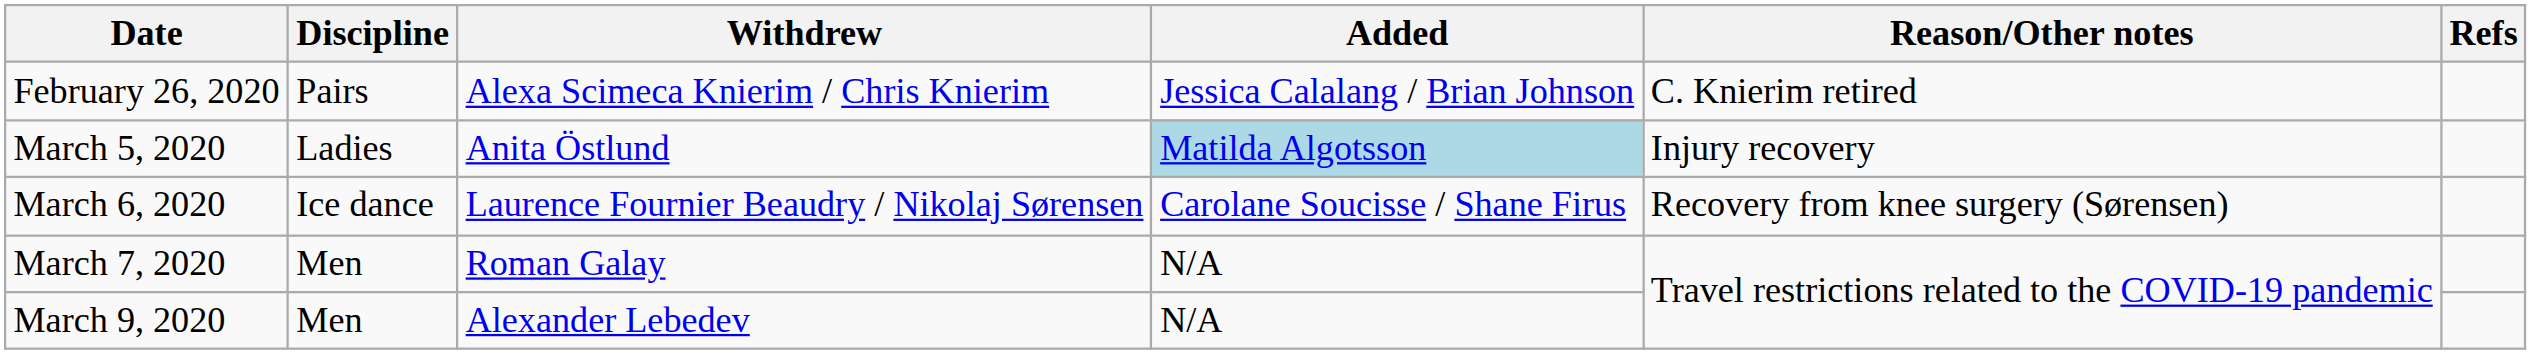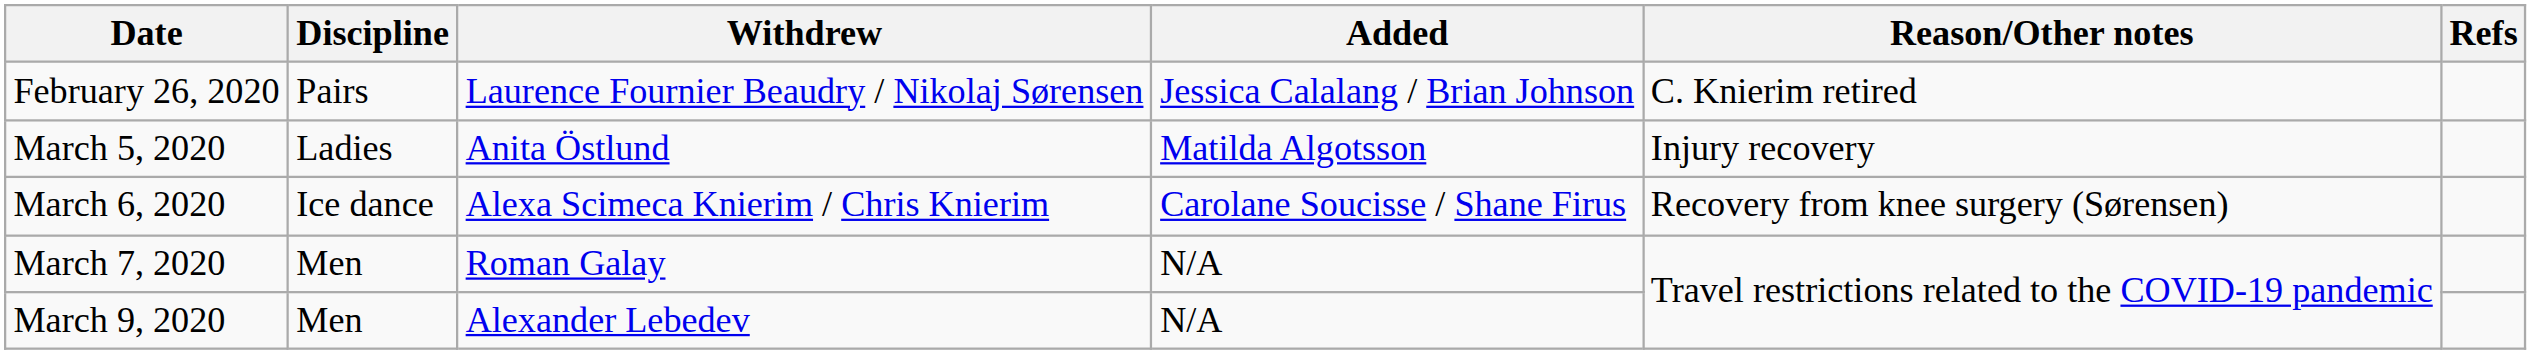(757, 90) Alexa Scimeca Knierim / Chris Knierim -> (805, 90) Laurence Fournier Beaudry / Nikolaj Sørensen
(1293, 147) lightblue background -> (1293, 147) no background
(805, 205) Laurence Fournier Beaudry / Nikolaj Sørensen -> (757, 205) Alexa Scimeca Knierim / Chris Knierim
